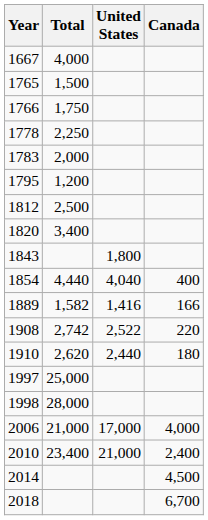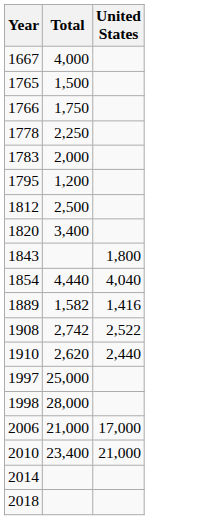- column: (174, 25)
